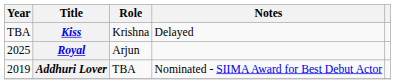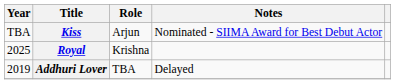(131, 32) Krishna -> (126, 32) Arjun
(174, 32) Delayed -> (268, 32) Nominated - SIIMA Award for Best Debut Actor
(126, 50) Arjun -> (131, 50) Krishna
(268, 69) Nominated - SIIMA Award for Best Debut Actor -> (174, 69) Delayed
